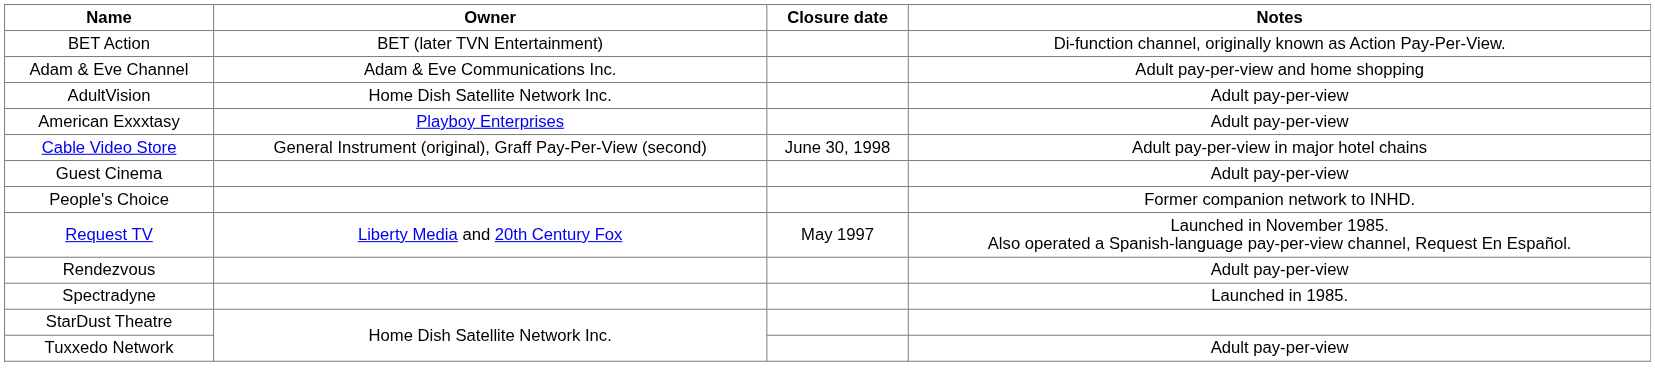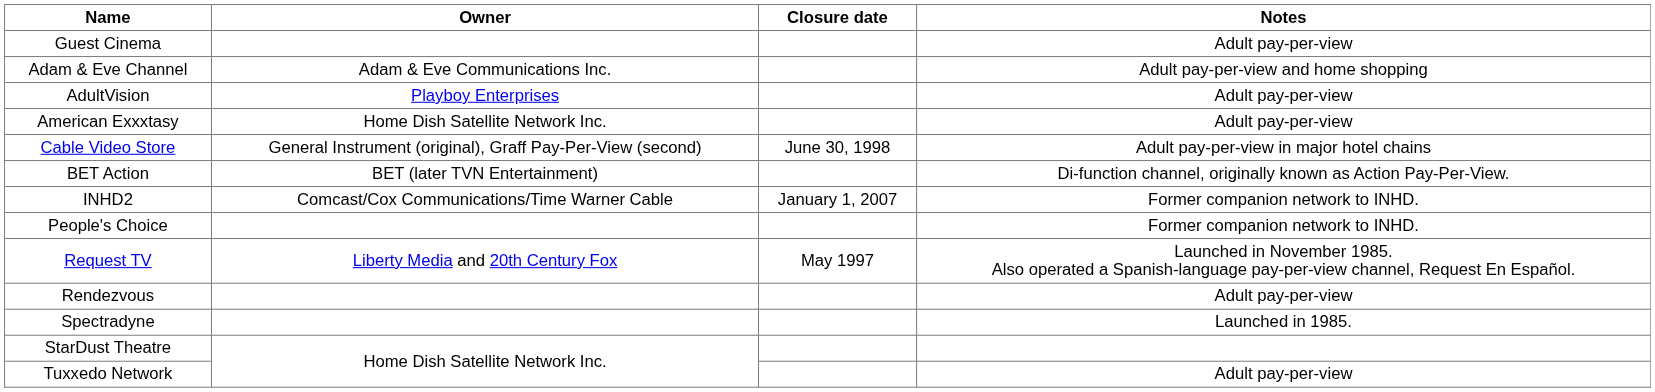rows swapped: (109, 43) <-> (109, 173)
(490, 95) Home Dish Satellite Network Inc. -> (485, 95) Playboy Enterprises
(490, 121) Playboy Enterprises -> (485, 121) Home Dish Satellite Network Inc.
+ row: (108, 199)
